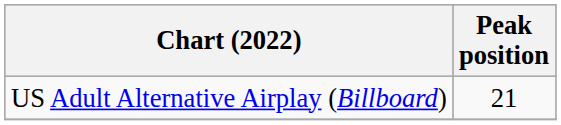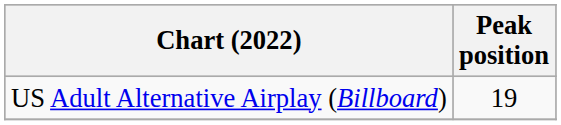(504, 97) 21 -> (504, 97) 19
